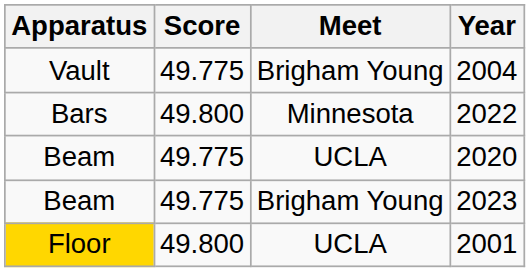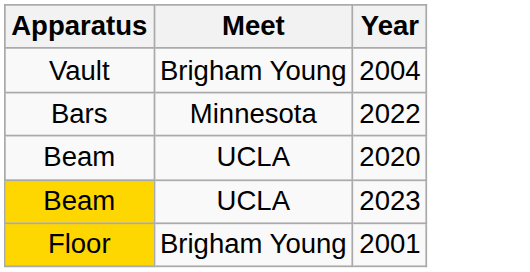- column: (202, 26)
(79, 200) no background -> (79, 200) gold background
(350, 200) Brigham Young -> (253, 200) UCLA
(350, 244) UCLA -> (253, 244) Brigham Young
